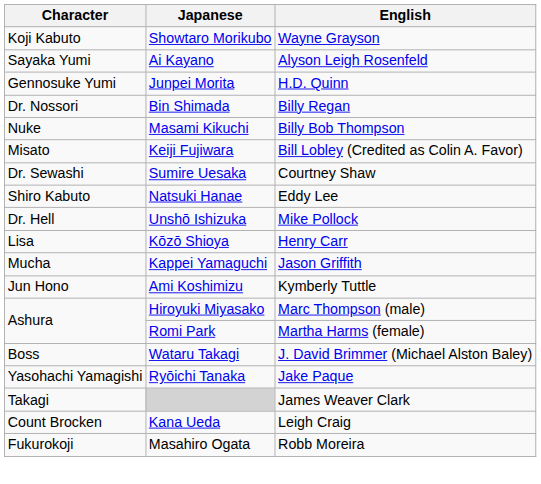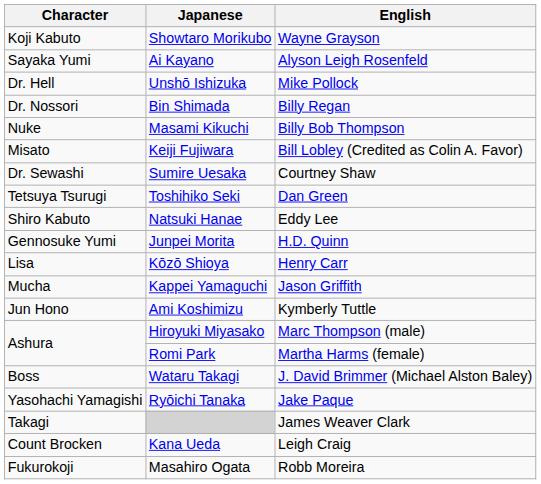rows swapped: (198, 219) <-> (192, 83)
+ row: (194, 196)
